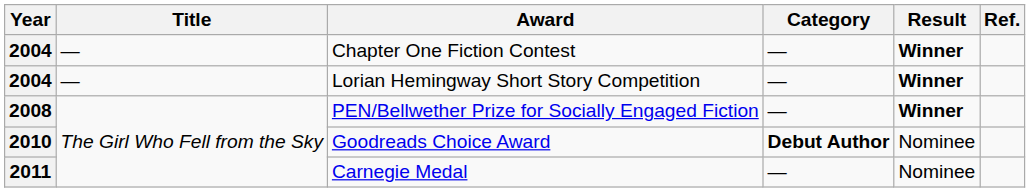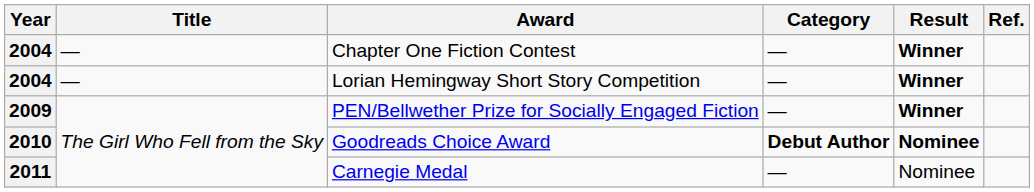(30, 111) 2008 -> (30, 111) 2009
(937, 141) normal -> (939, 141) bold
